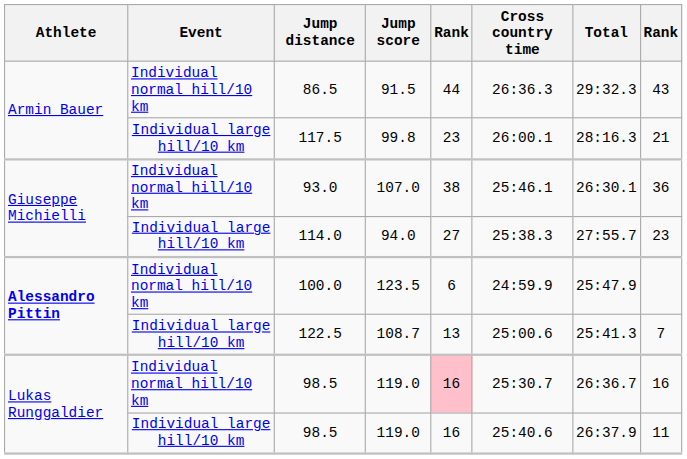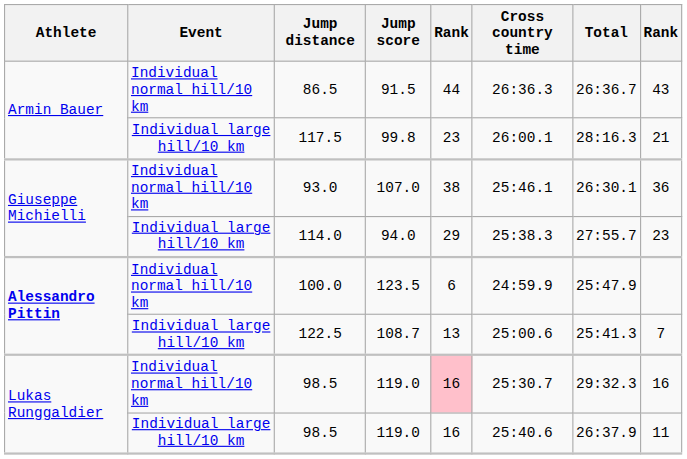(606, 90) 29:32.3 -> (606, 90) 26:36.7
(452, 236) 27 -> (452, 236) 29
(606, 384) 26:36.7 -> (606, 384) 29:32.3
